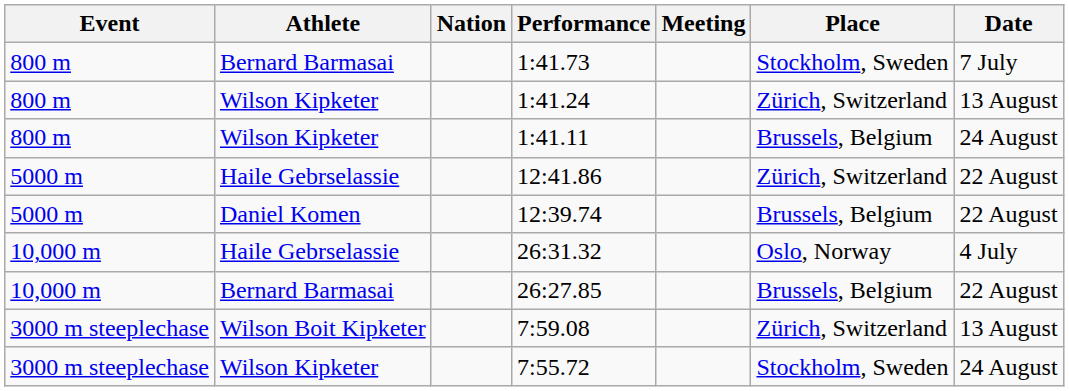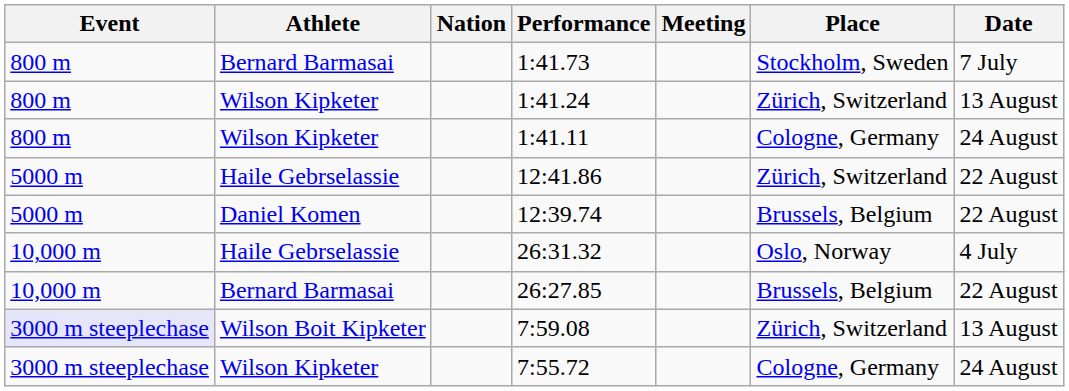(844, 137) Brussels, Belgium -> (848, 137) Cologne, Germany
(110, 328) no background -> (110, 328) lavender background
(852, 366) Stockholm, Sweden -> (848, 366) Cologne, Germany
